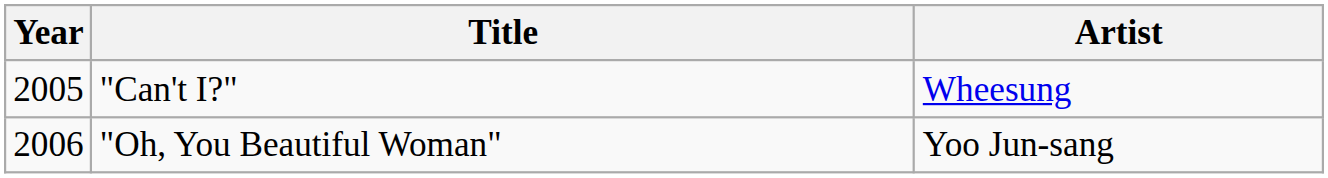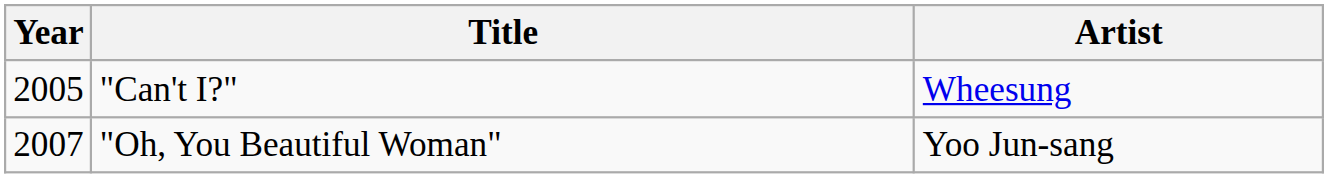(48, 144) 2006 -> (48, 144) 2007
